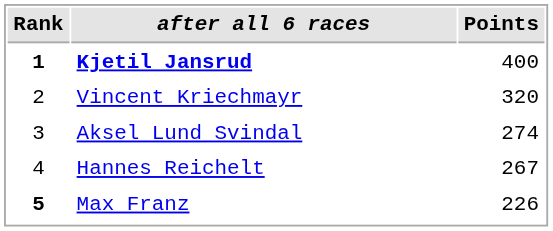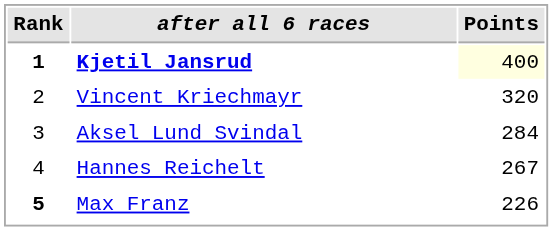(520, 62) no background -> (520, 62) lightyellow background
(520, 133) 274 -> (520, 133) 284
